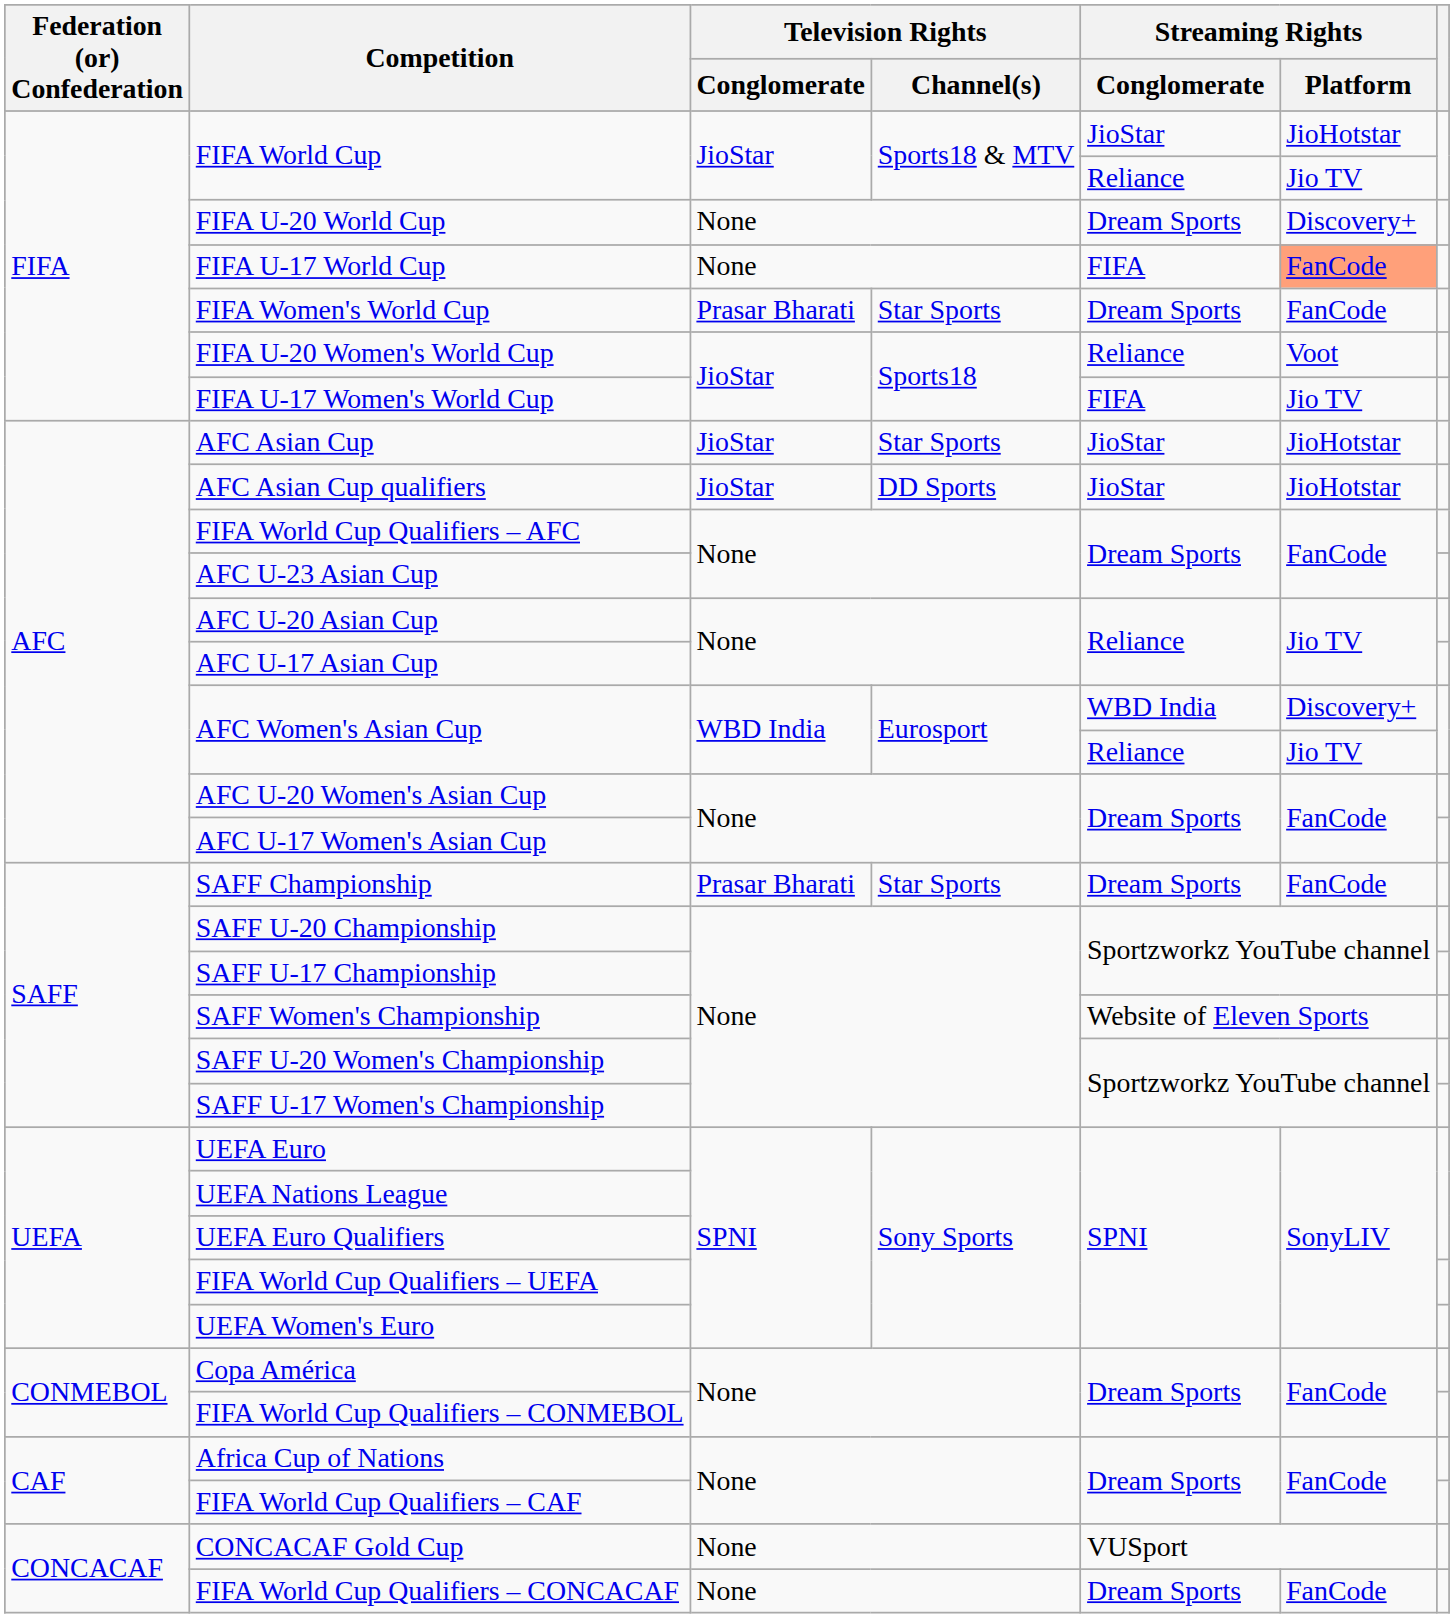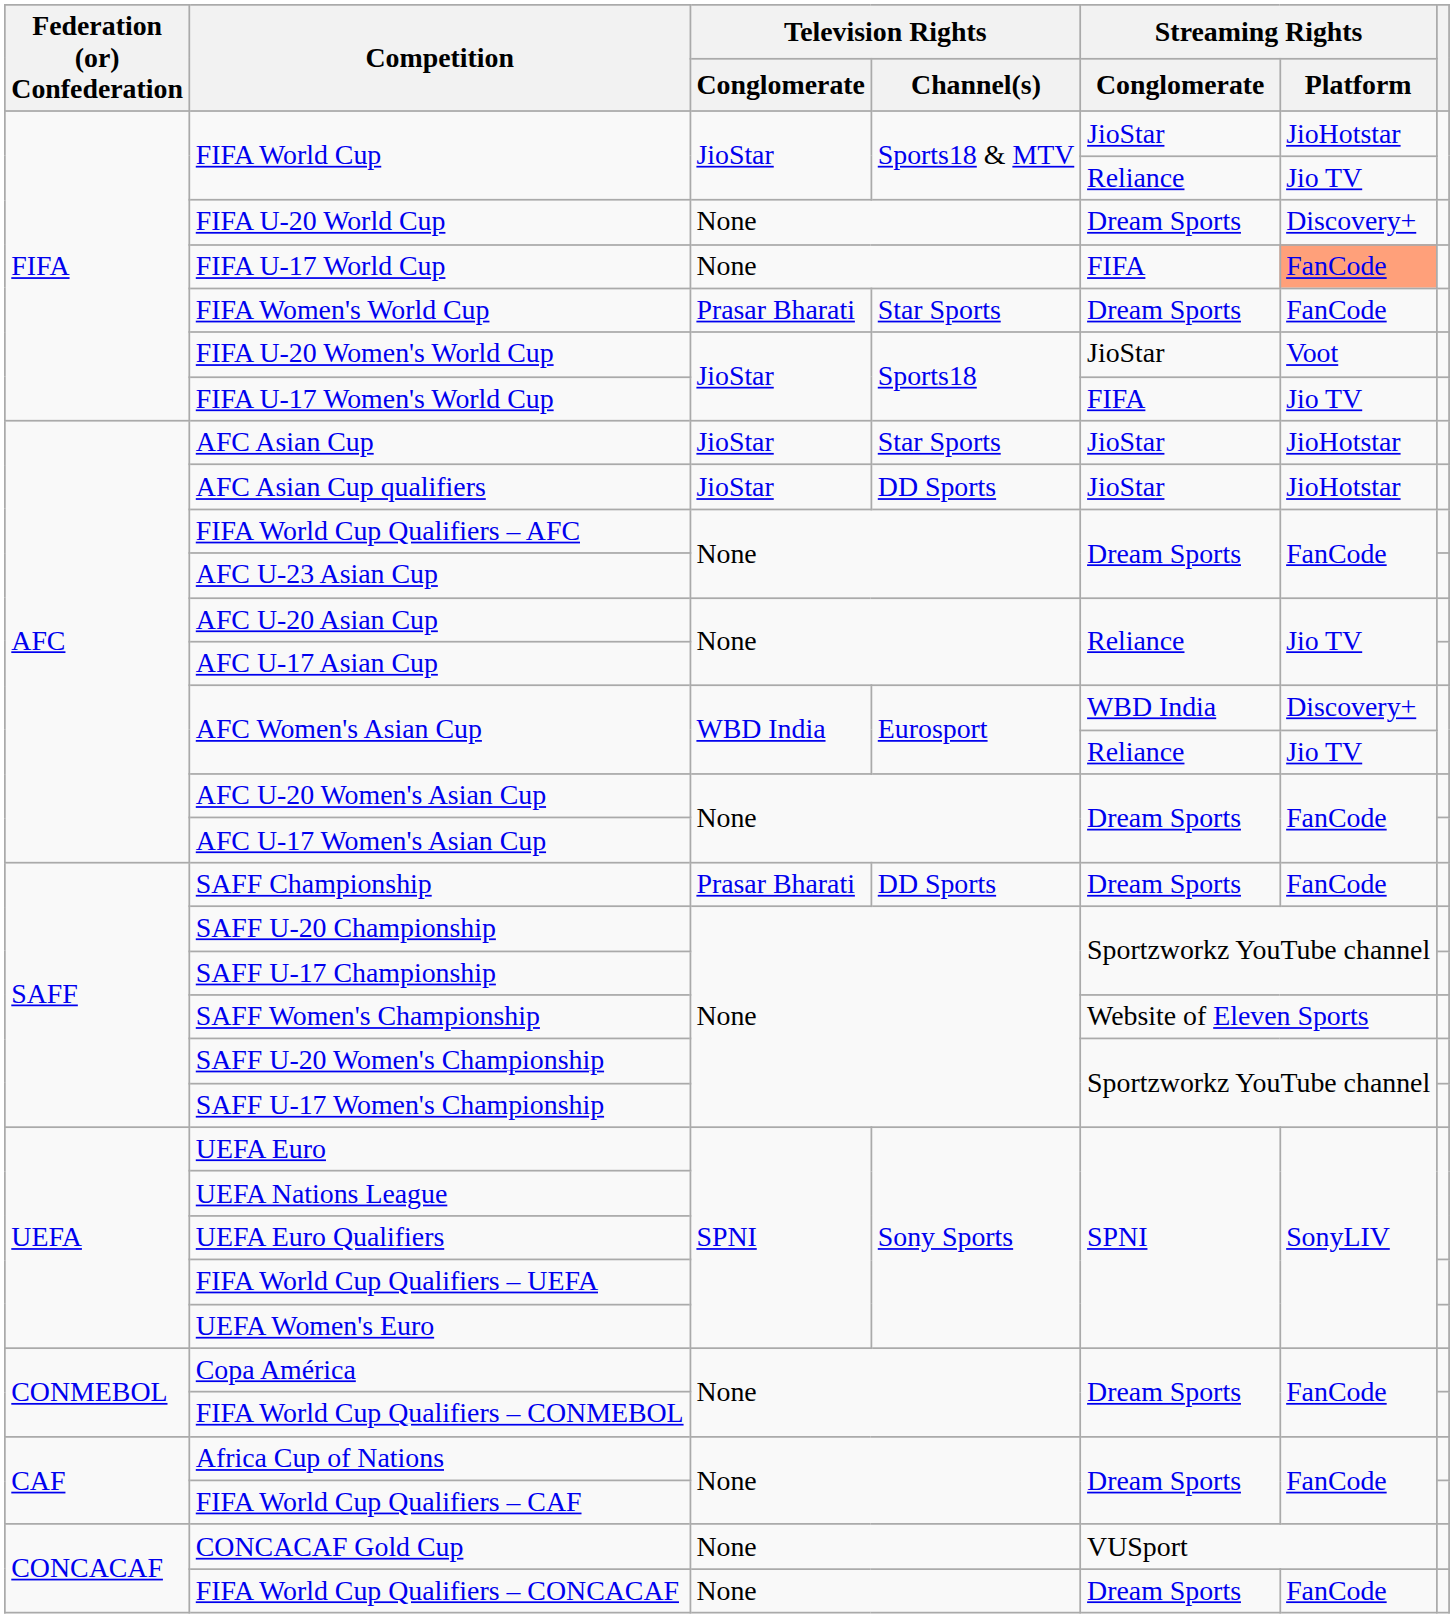(1136, 354) Reliance -> (1126, 354) JioStar
(939, 883) Star Sports -> (937, 883) DD Sports
